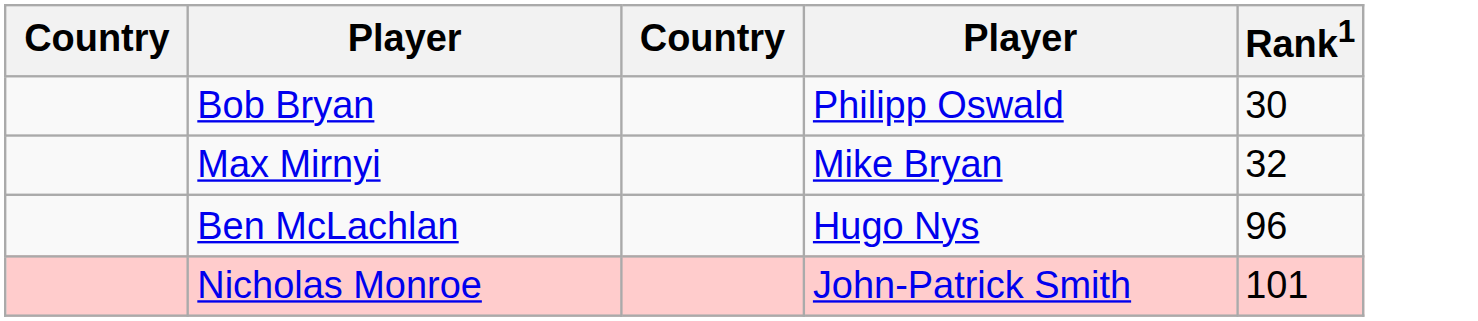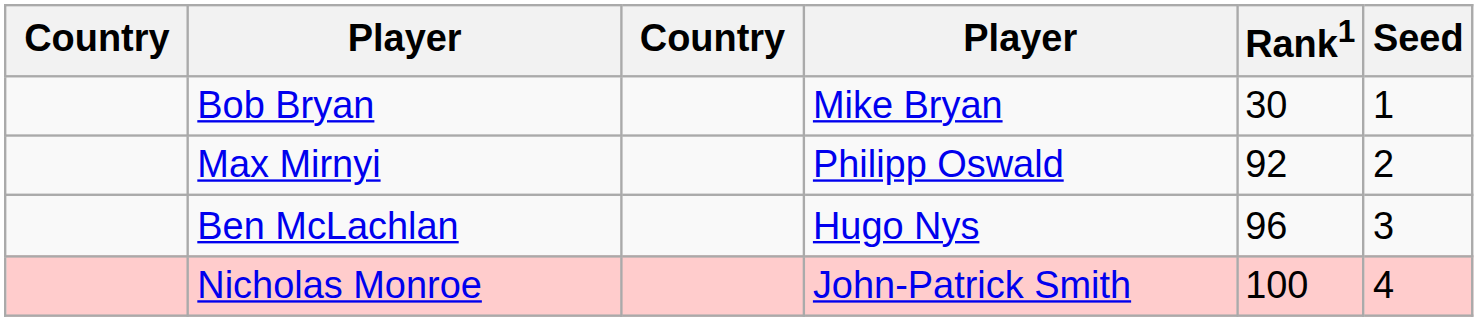+ column: (1418, 39)
(938, 104) Philipp Oswald -> (908, 104) Mike Bryan
(908, 165) Mike Bryan -> (938, 165) Philipp Oswald
(1266, 165) 32 -> (1266, 165) 92
(1277, 285) 101 -> (1277, 285) 100
